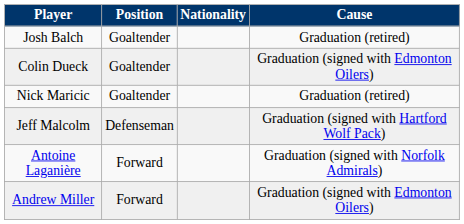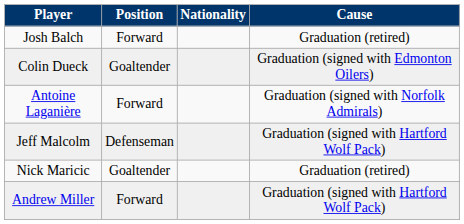(140, 37) Goaltender -> (140, 37) Forward
rows swapped: (53, 163) <-> (53, 96)
(354, 200) Graduation (signed with Edmonton Oilers) -> (354, 200) Graduation (signed with Hartford Wolf Pack)
